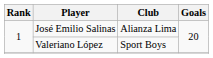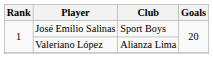(148, 28) Alianza Lima -> (143, 28) Sport Boys
(143, 45) Sport Boys -> (148, 45) Alianza Lima
